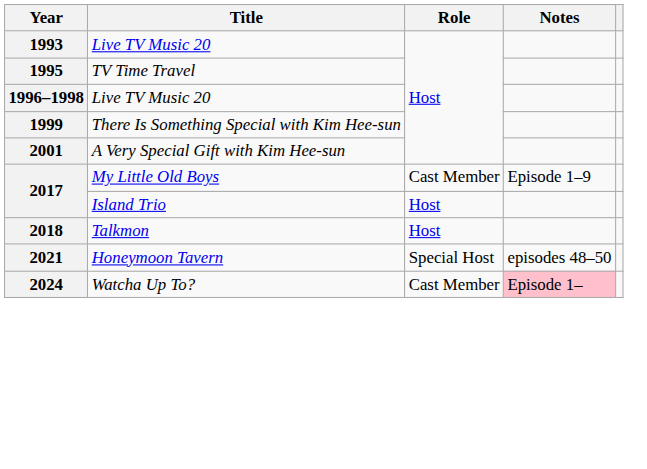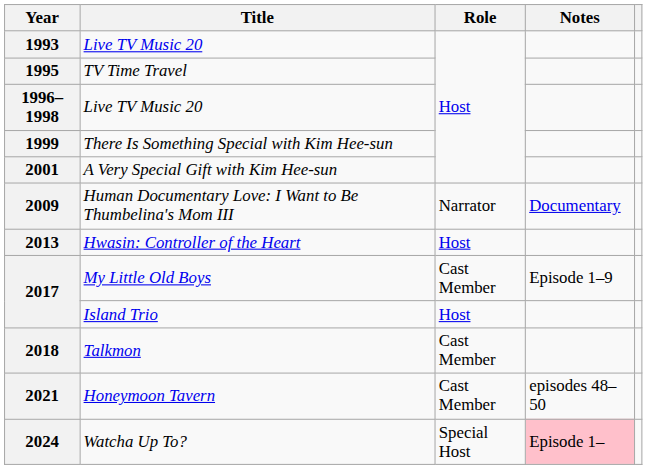+ row: (42, 206)
+ row: (42, 242)
(425, 230) Host -> (467, 350) Cast Member
(451, 257) Special Host -> (467, 395) Cast Member
(454, 284) Cast Member -> (463, 441) Special Host
